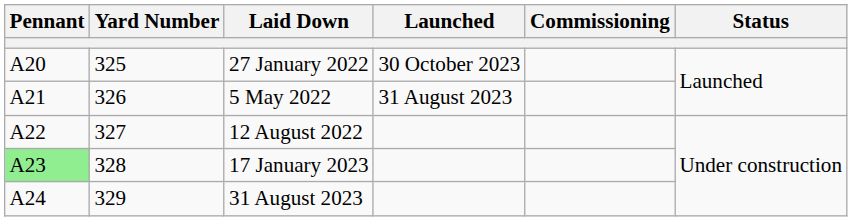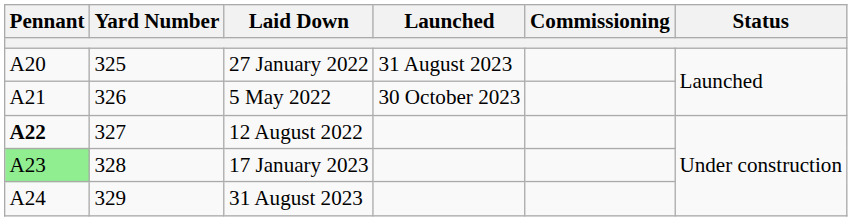(449, 64) 30 October 2023 -> (445, 64) 31 August 2023
(445, 97) 31 August 2023 -> (449, 97) 30 October 2023
(28, 131) normal -> (28, 131) bold
